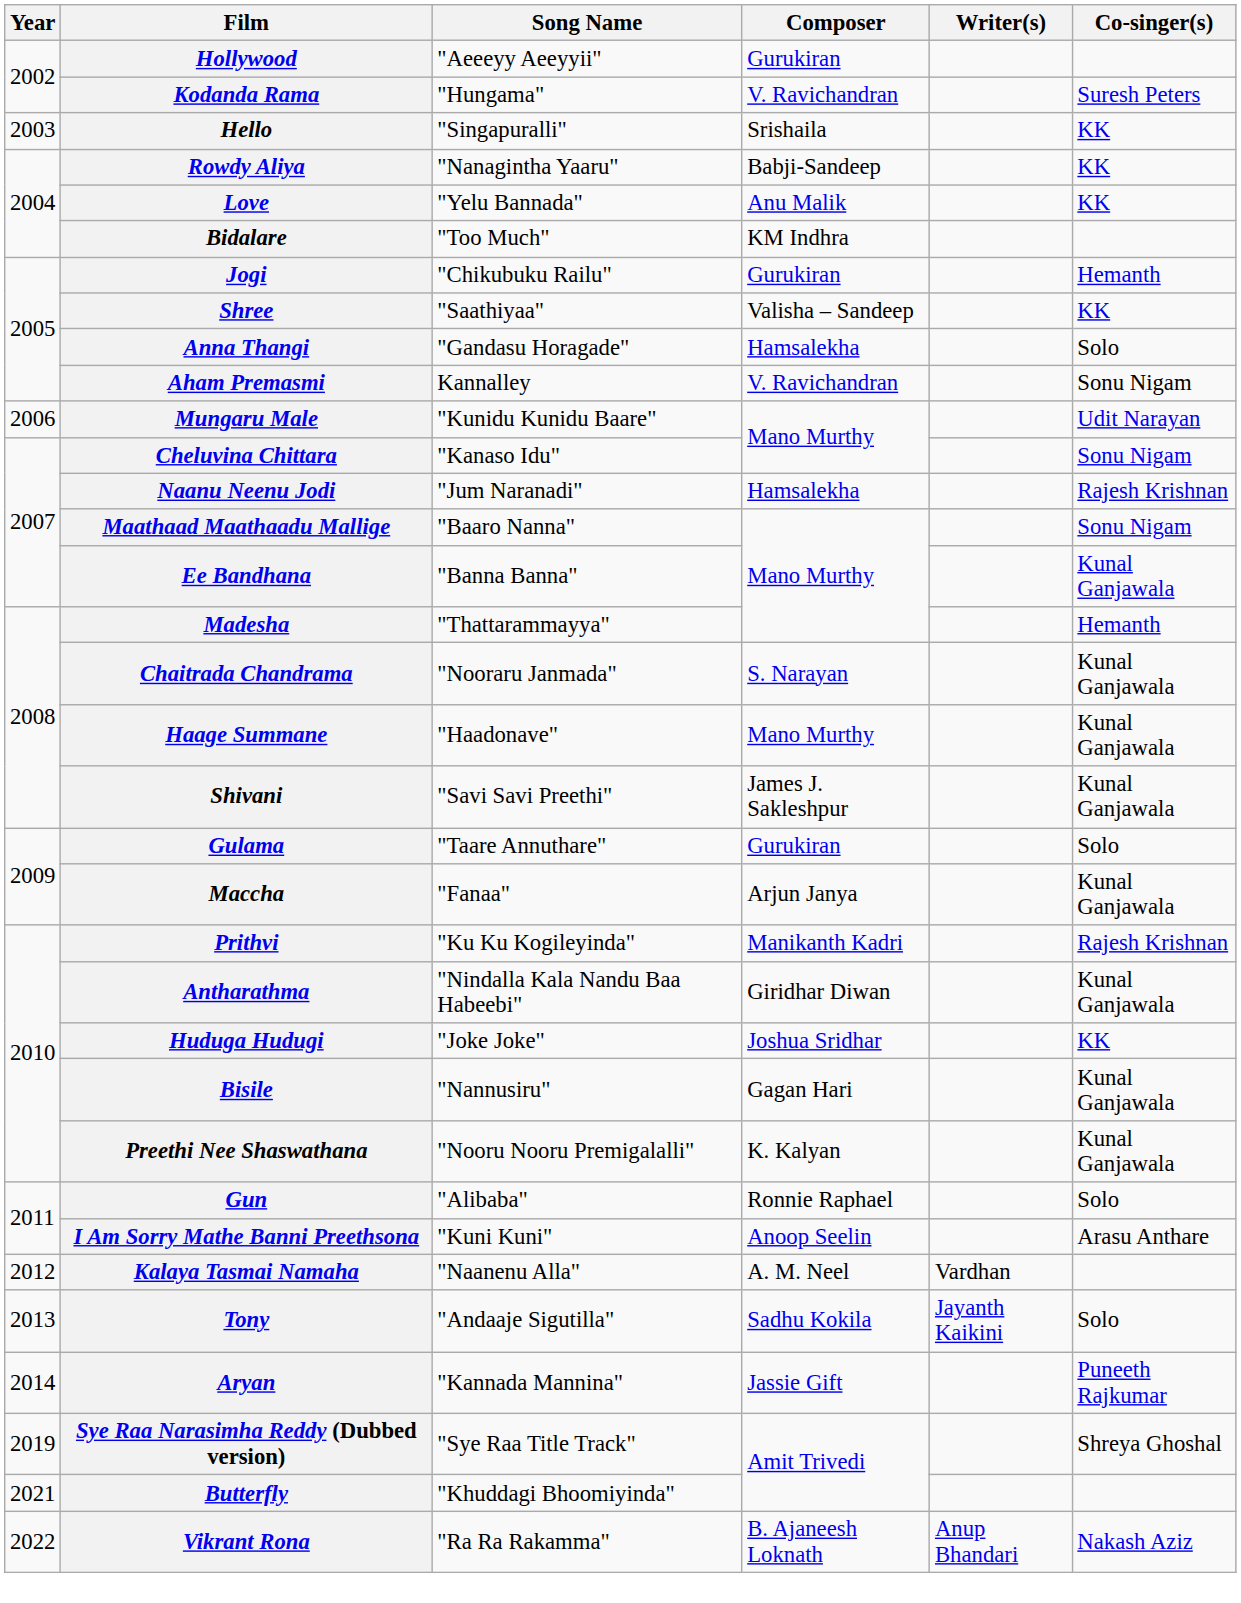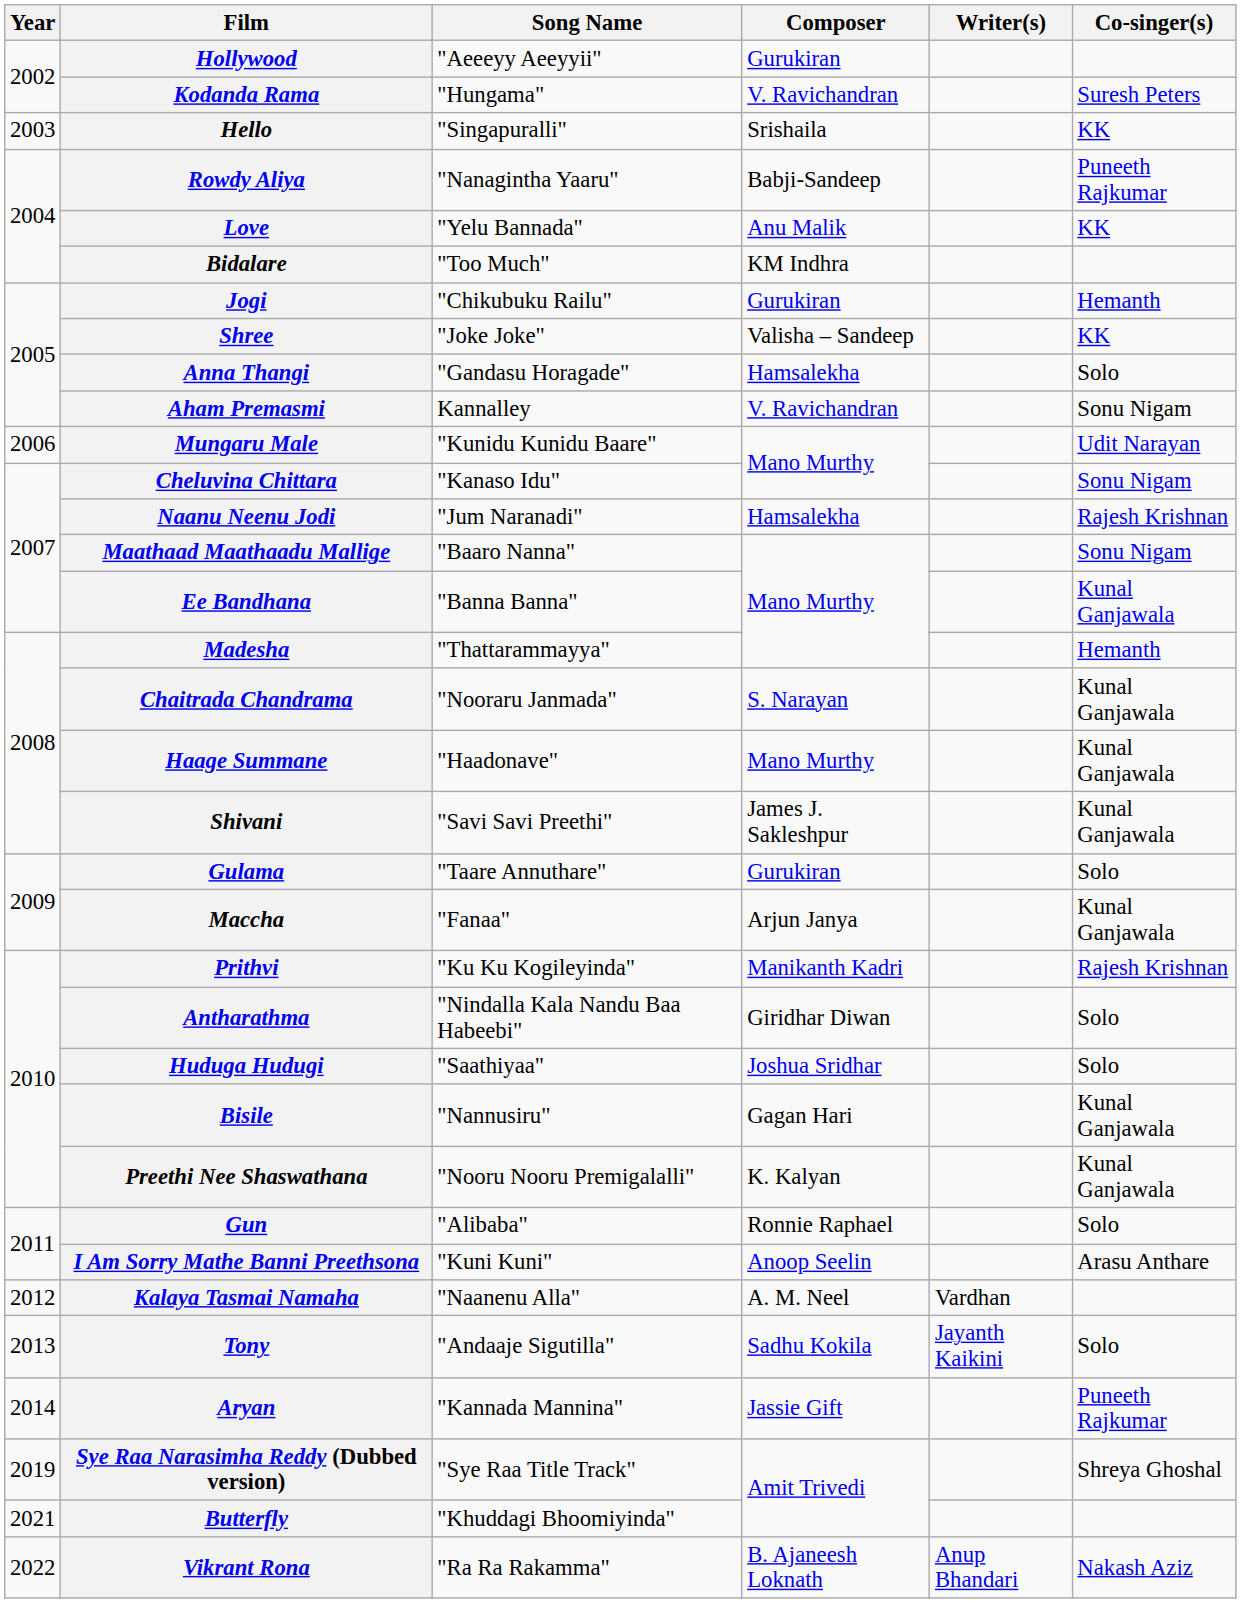(1094, 166) KK -> (1122, 179) Puneeth Rajkumar
(491, 310) "Saathiyaa" -> (491, 336) "Joke Joke"
(1126, 991) Kunal Ganjawala -> (1098, 1017) Solo
(491, 1040) "Joke Joke" -> (491, 1066) "Saathiyaa"
(1094, 1040) KK -> (1098, 1066) Solo
